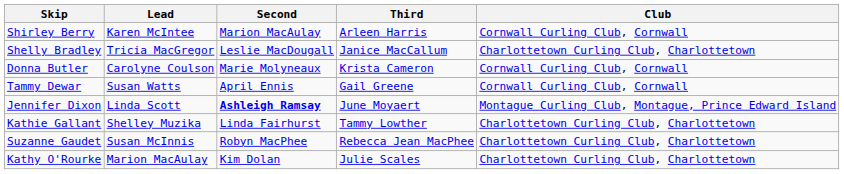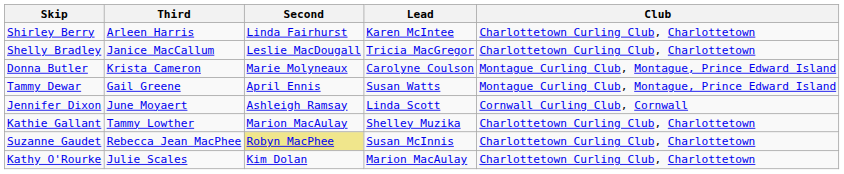columns swapped: (407, 14) <-> (160, 14)
(270, 32) Marion MacAulay -> (297, 32) Linda Fairhurst
(584, 32) Cornwall Curling Club, Cornwall -> (617, 32) Charlottetown Curling Club, Charlottetown
(584, 68) Cornwall Curling Club, Cornwall -> (658, 68) Montague Curling Club, Montague, Prince Edward Island
(584, 86) Cornwall Curling Club, Cornwall -> (658, 86) Montague Curling Club, Montague, Prince Edward Island
(270, 105) bold -> (297, 105) normal
(658, 105) Montague Curling Club, Montague, Prince Edward Island -> (584, 105) Cornwall Curling Club, Cornwall
(270, 123) Linda Fairhurst -> (297, 123) Marion MacAulay
(263, 141) no background -> (290, 141) khaki background
